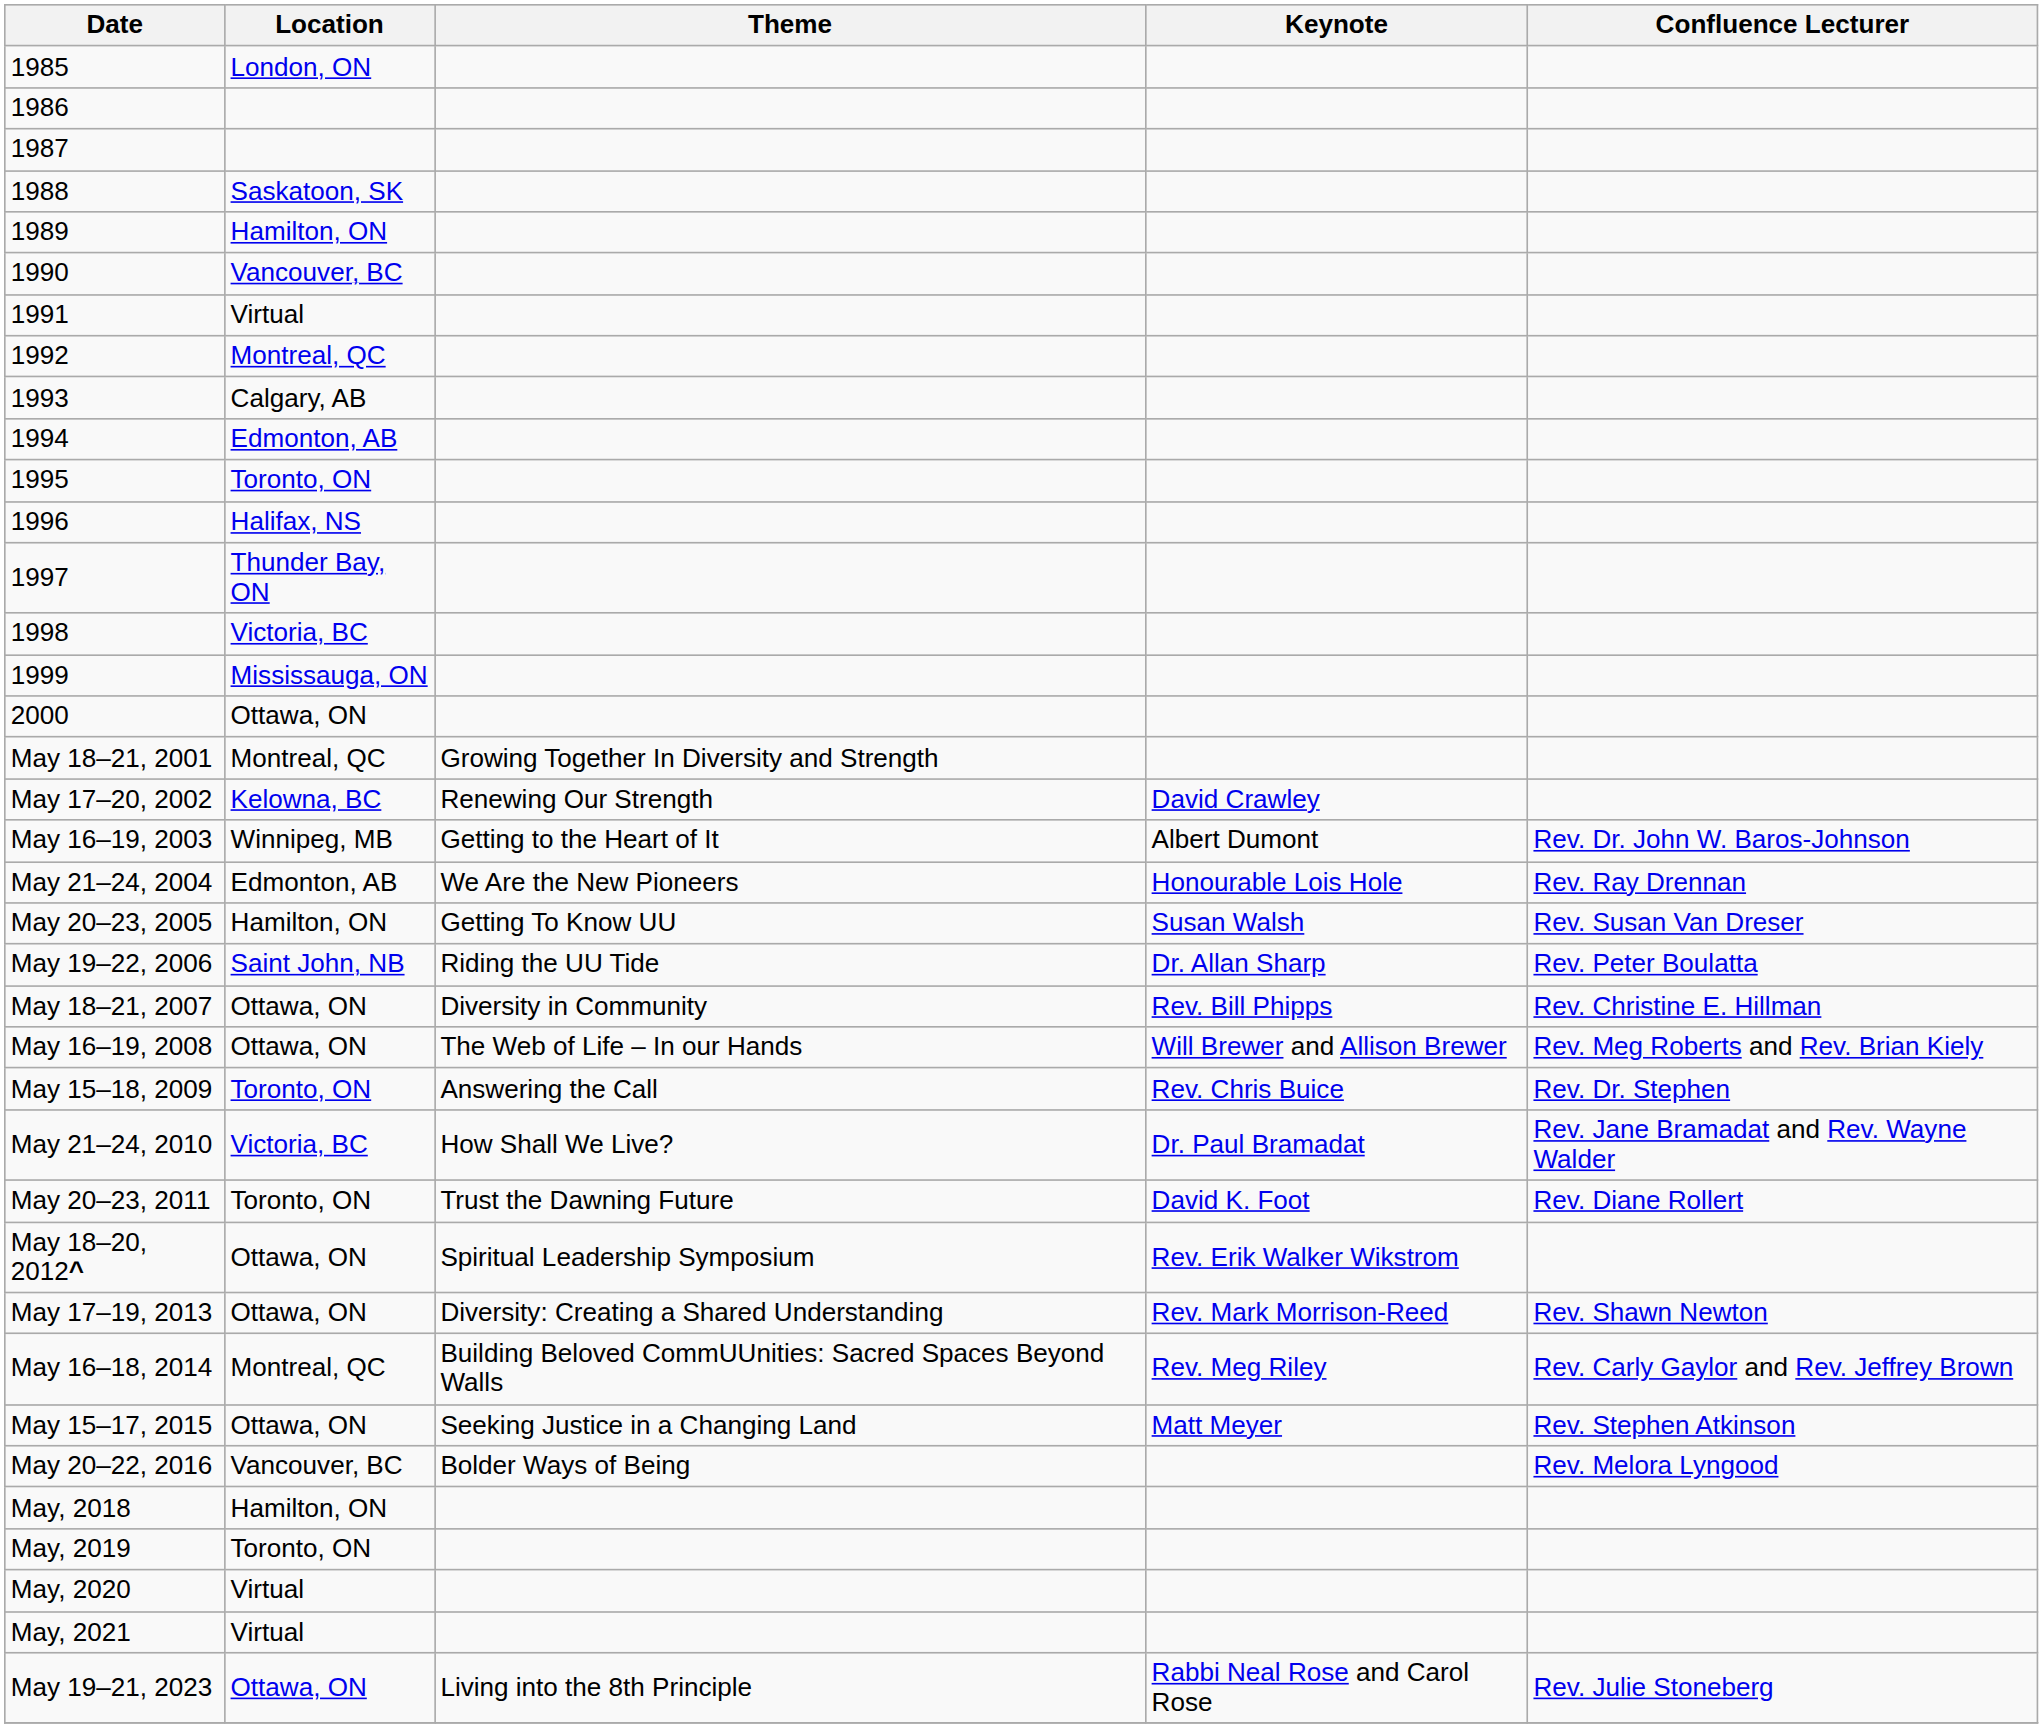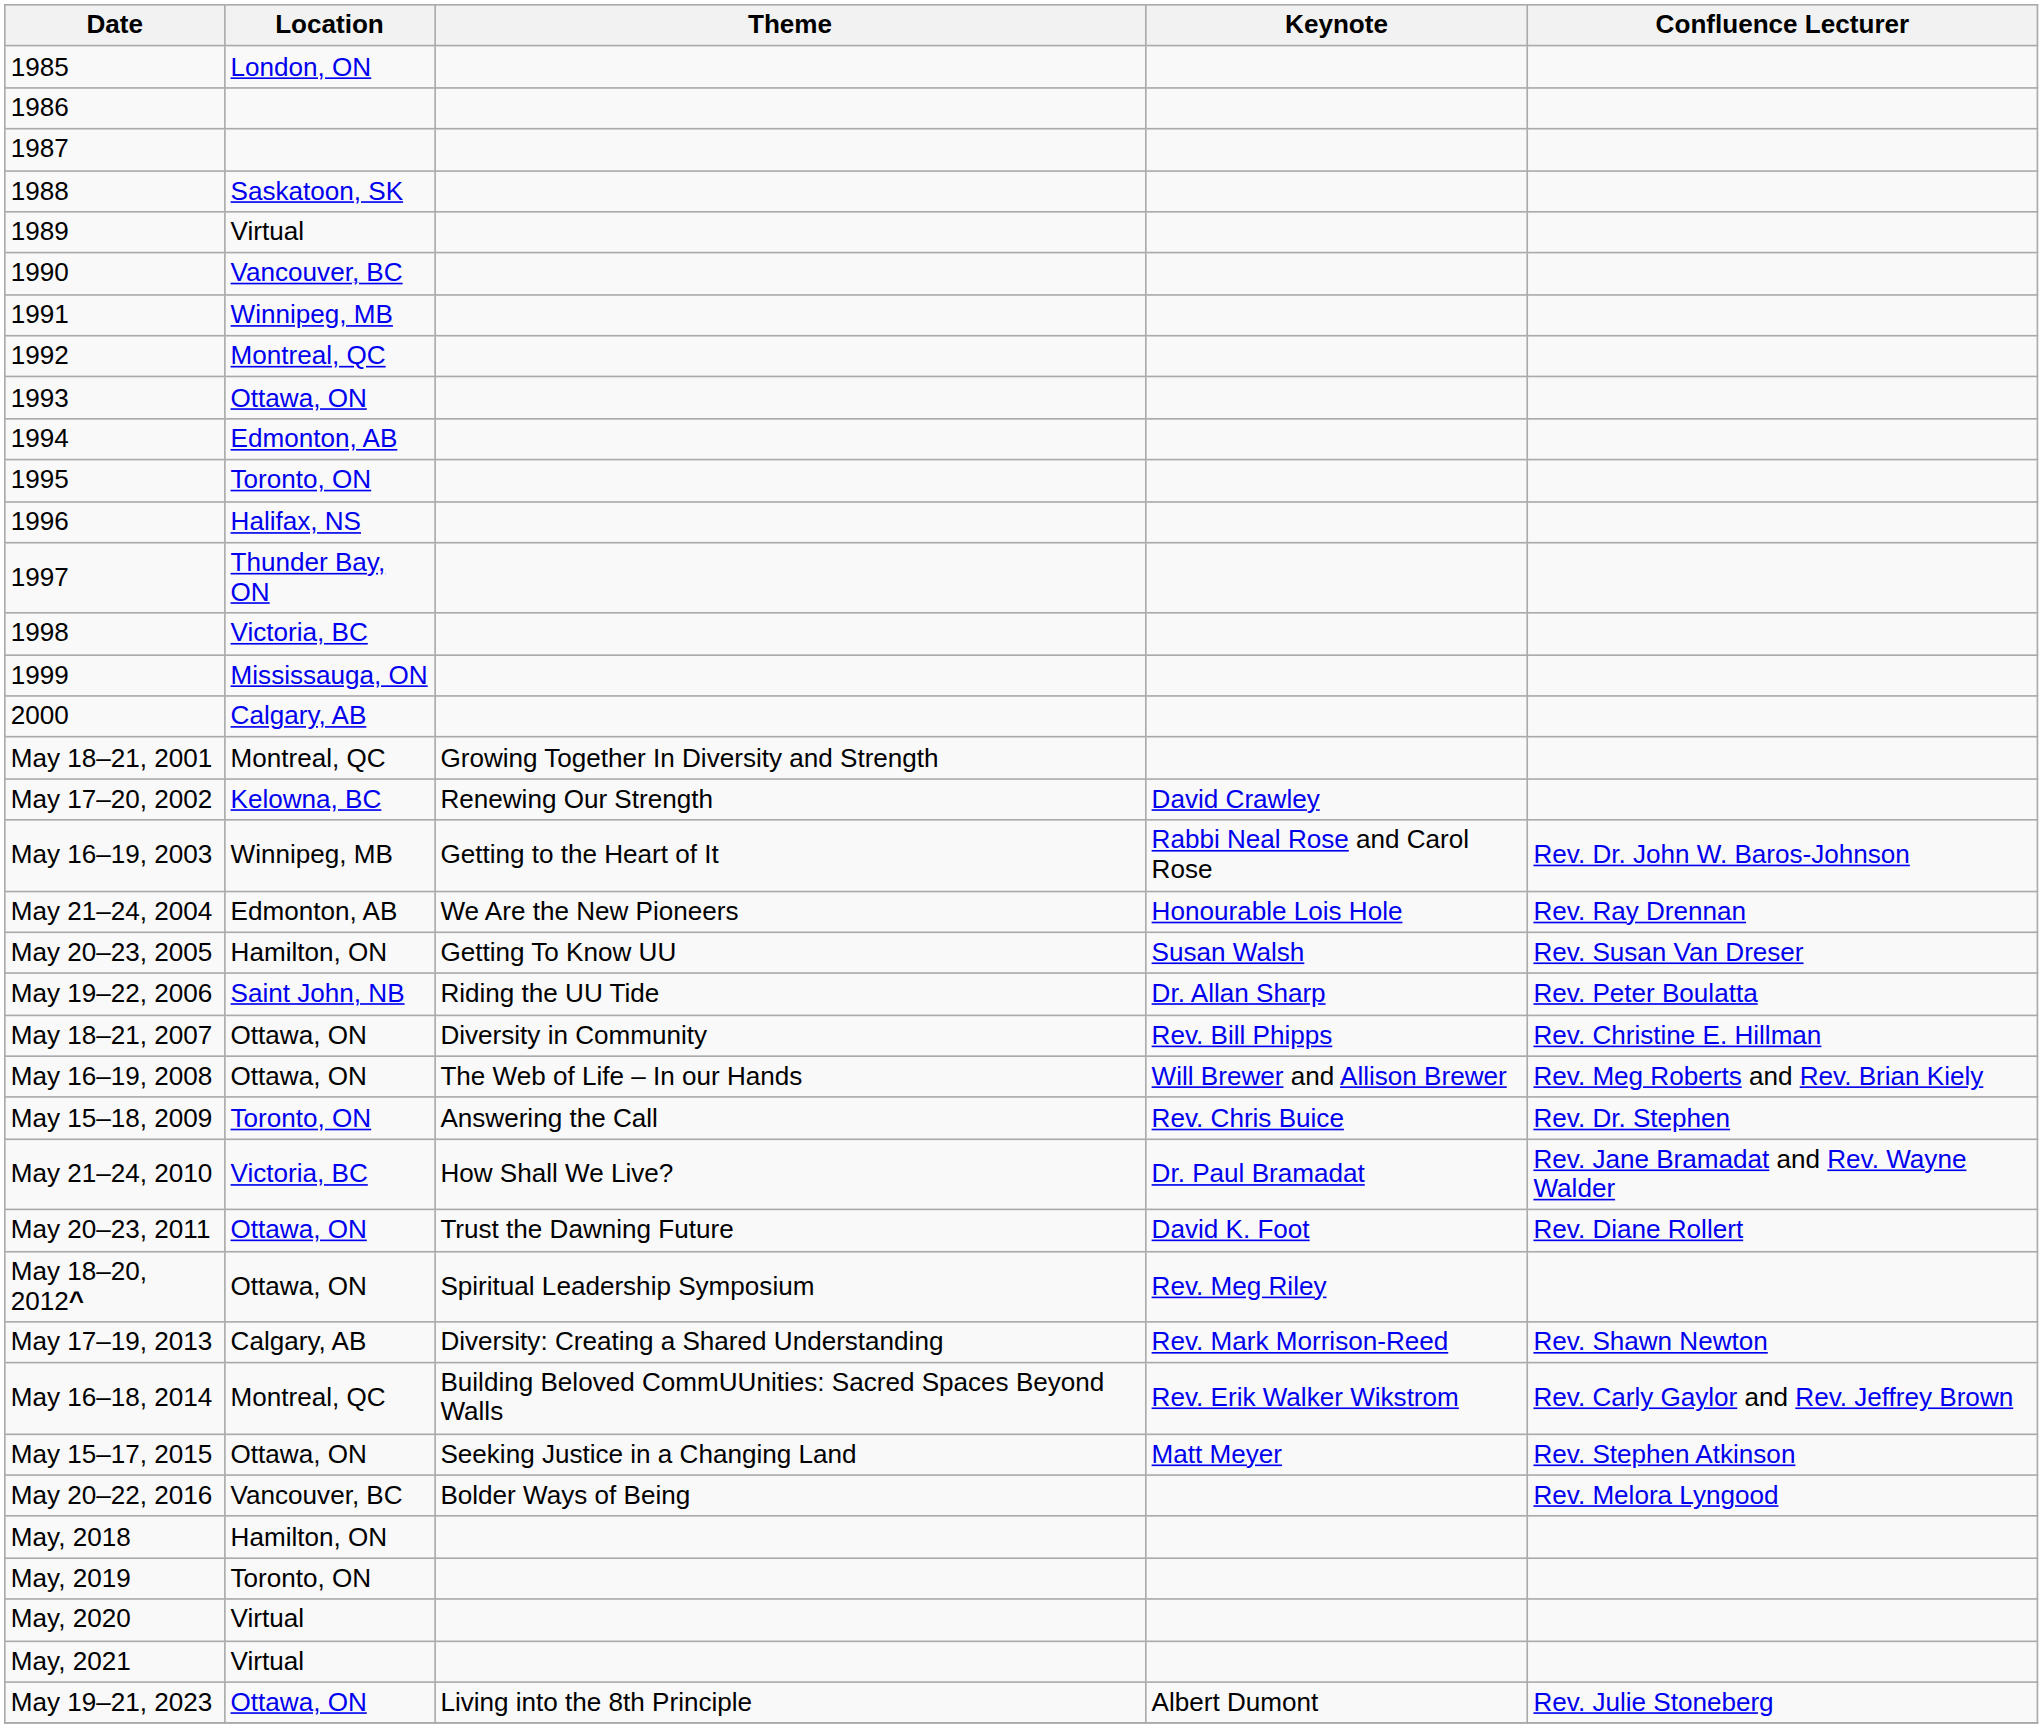(309, 231) Hamilton, ON -> (267, 231) Virtual
(267, 314) Virtual -> (312, 314) Winnipeg, MB
(298, 397) Calgary, AB -> (299, 397) Ottawa, ON
(299, 716) Ottawa, ON -> (298, 716) Calgary, AB
(1235, 840) Albert Dumont -> (1310, 855) Rabbi Neal Rose and Carol Rose
(301, 1200) Toronto, ON -> (299, 1229) Ottawa, ON
(1305, 1256) Rev. Erik Walker Wikstrom -> (1239, 1285) Rev. Meg Riley
(299, 1312) Ottawa, ON -> (298, 1342) Calgary, AB
(1239, 1368) Rev. Meg Riley -> (1305, 1398) Rev. Erik Walker Wikstrom
(1310, 1687) Rabbi Neal Rose and Carol Rose -> (1235, 1702) Albert Dumont
